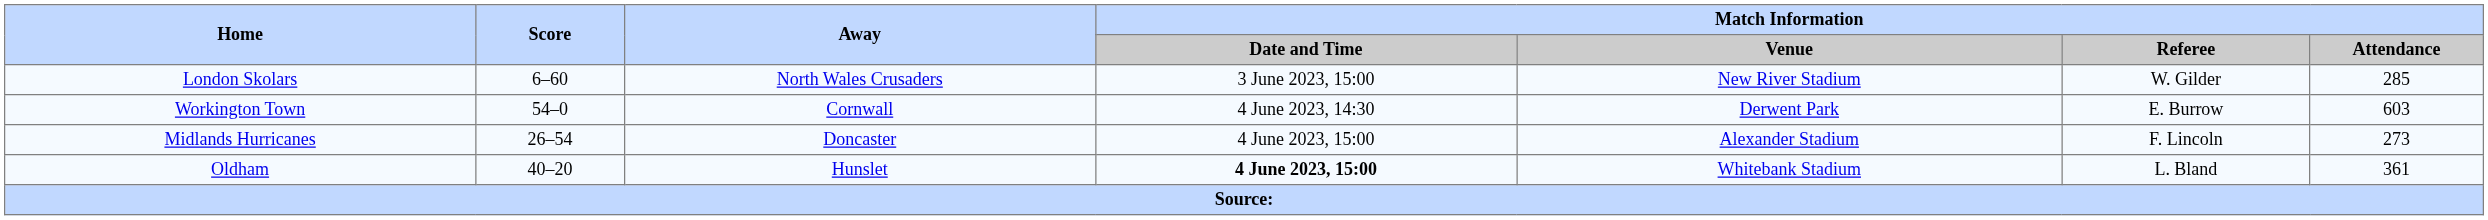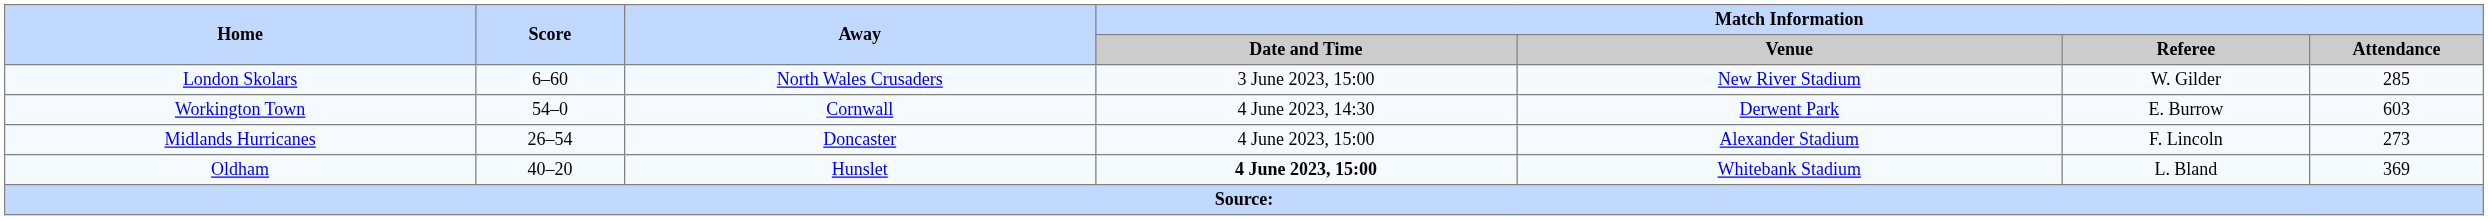(2397, 169) 361 -> (2397, 169) 369
